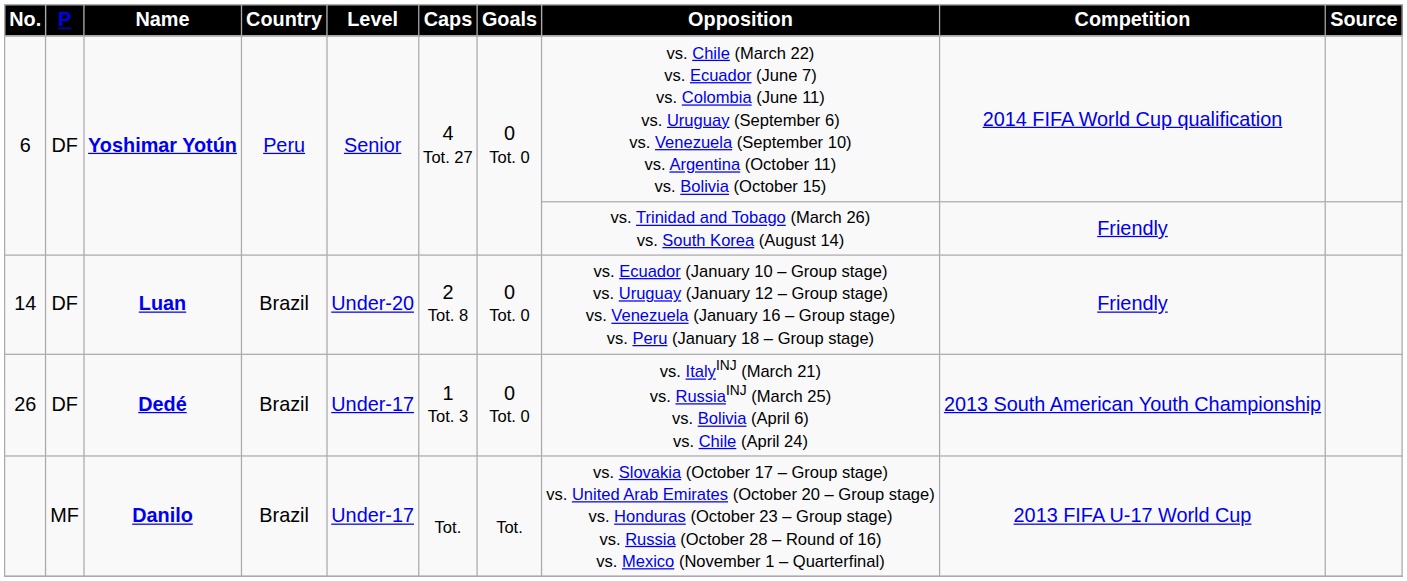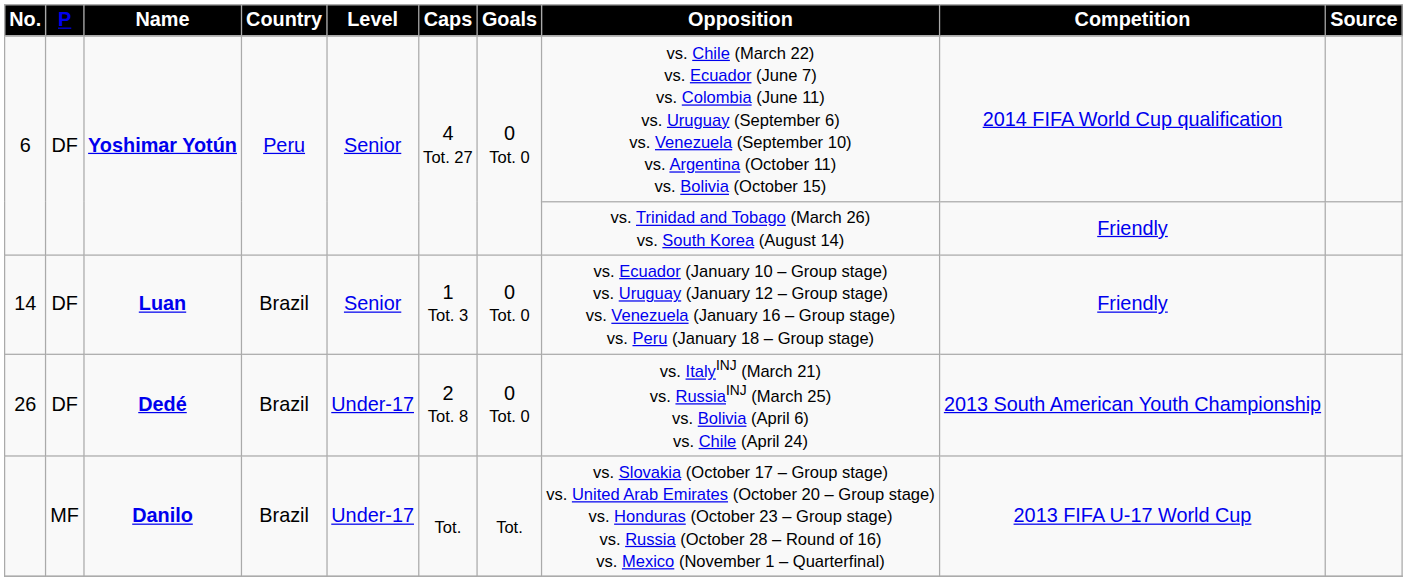(373, 304) Under-20 -> (373, 304) Senior
(448, 304) 2 Tot. 8 -> (448, 304) 1 Tot. 3
(448, 404) 1 Tot. 3 -> (448, 404) 2 Tot. 8
